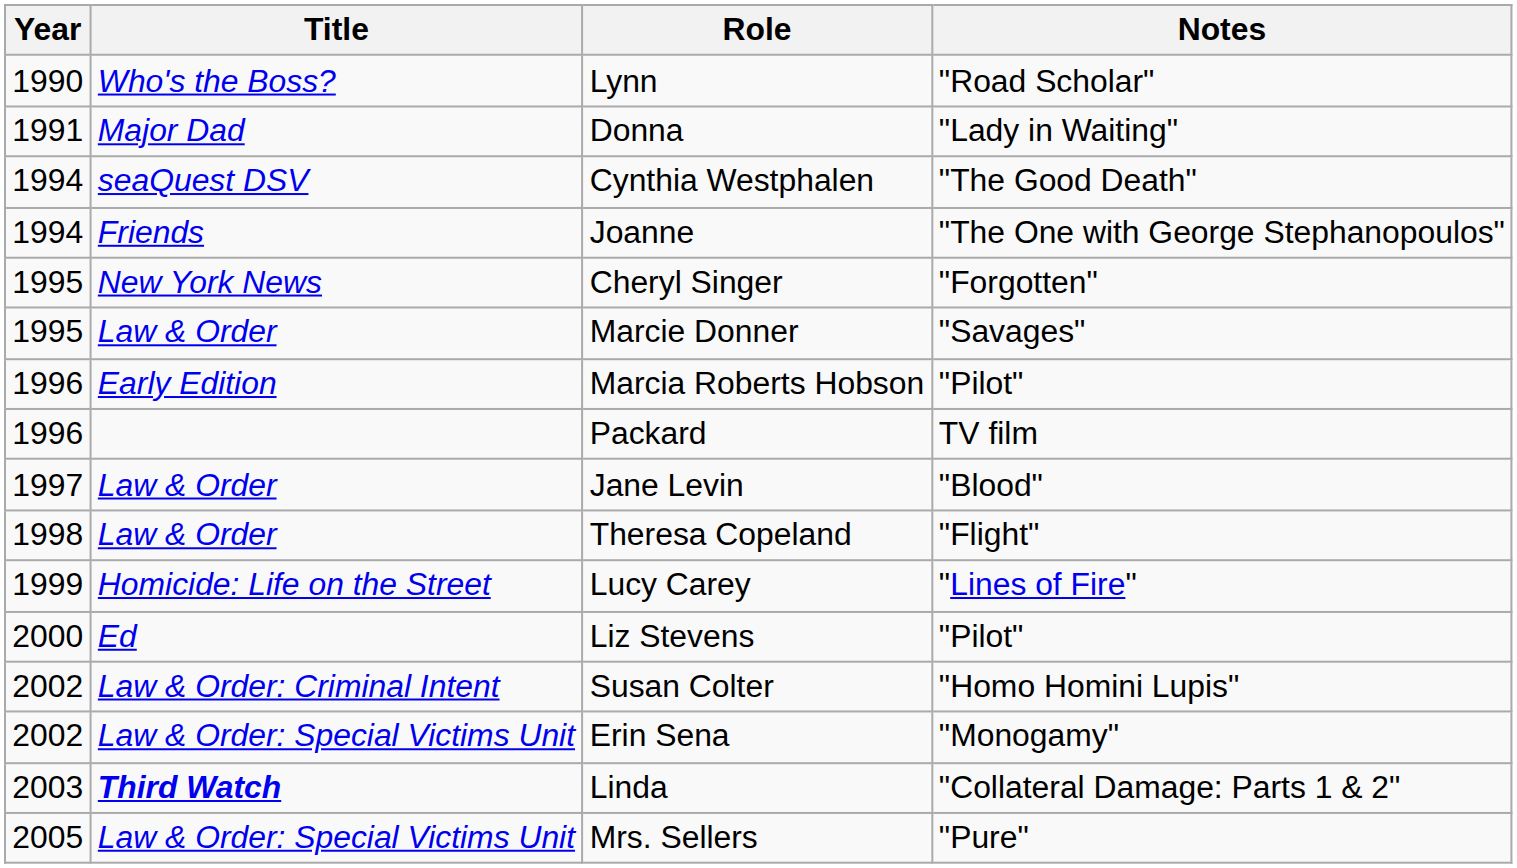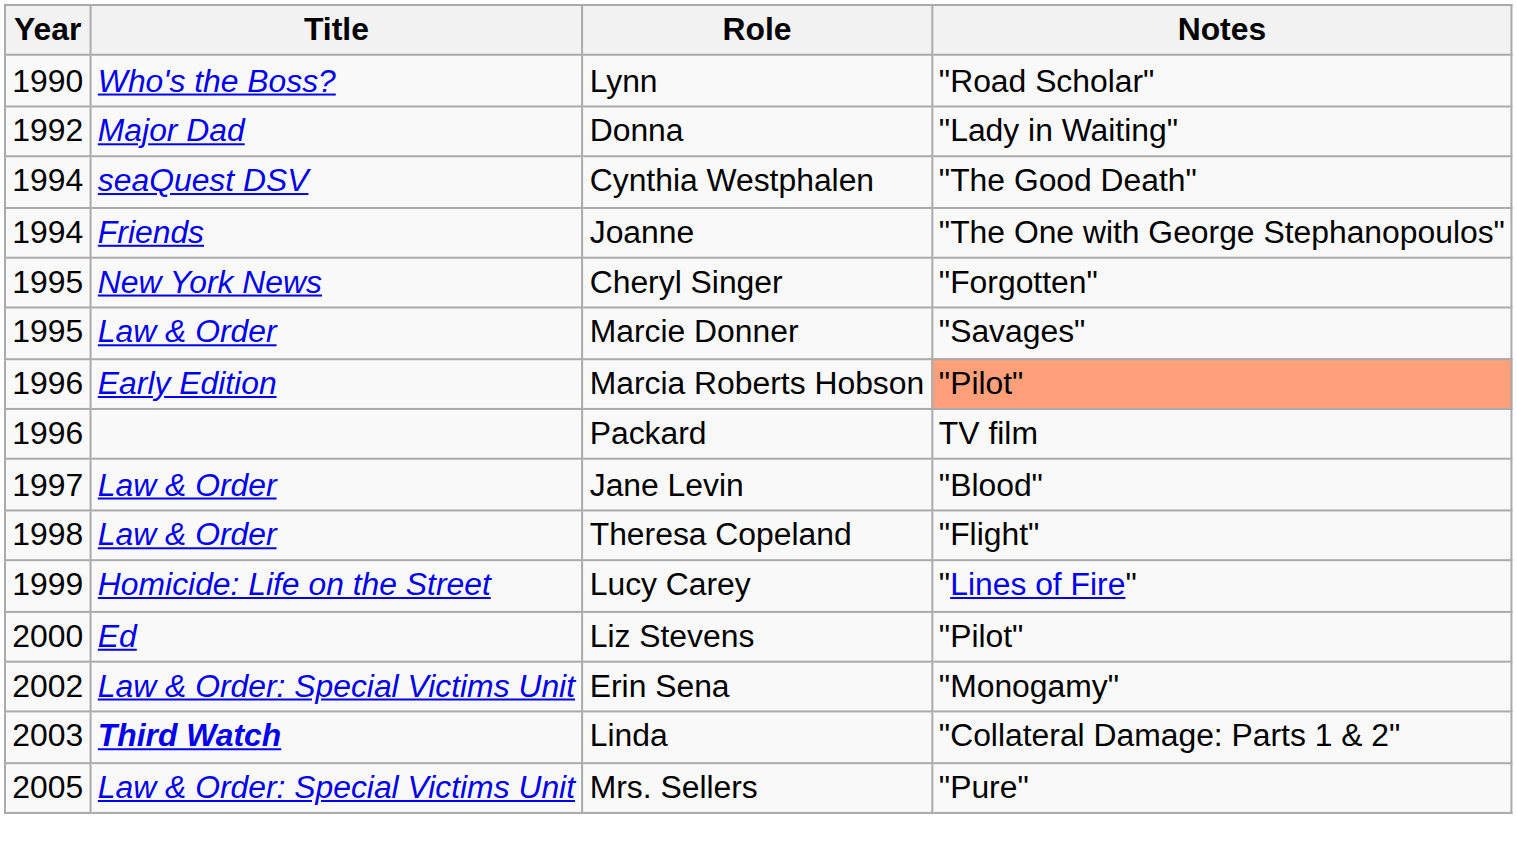(48, 130) 1991 -> (48, 130) 1992
(981, 383) no background -> (981, 383) lightsalmon background
- row: (682, 686)
